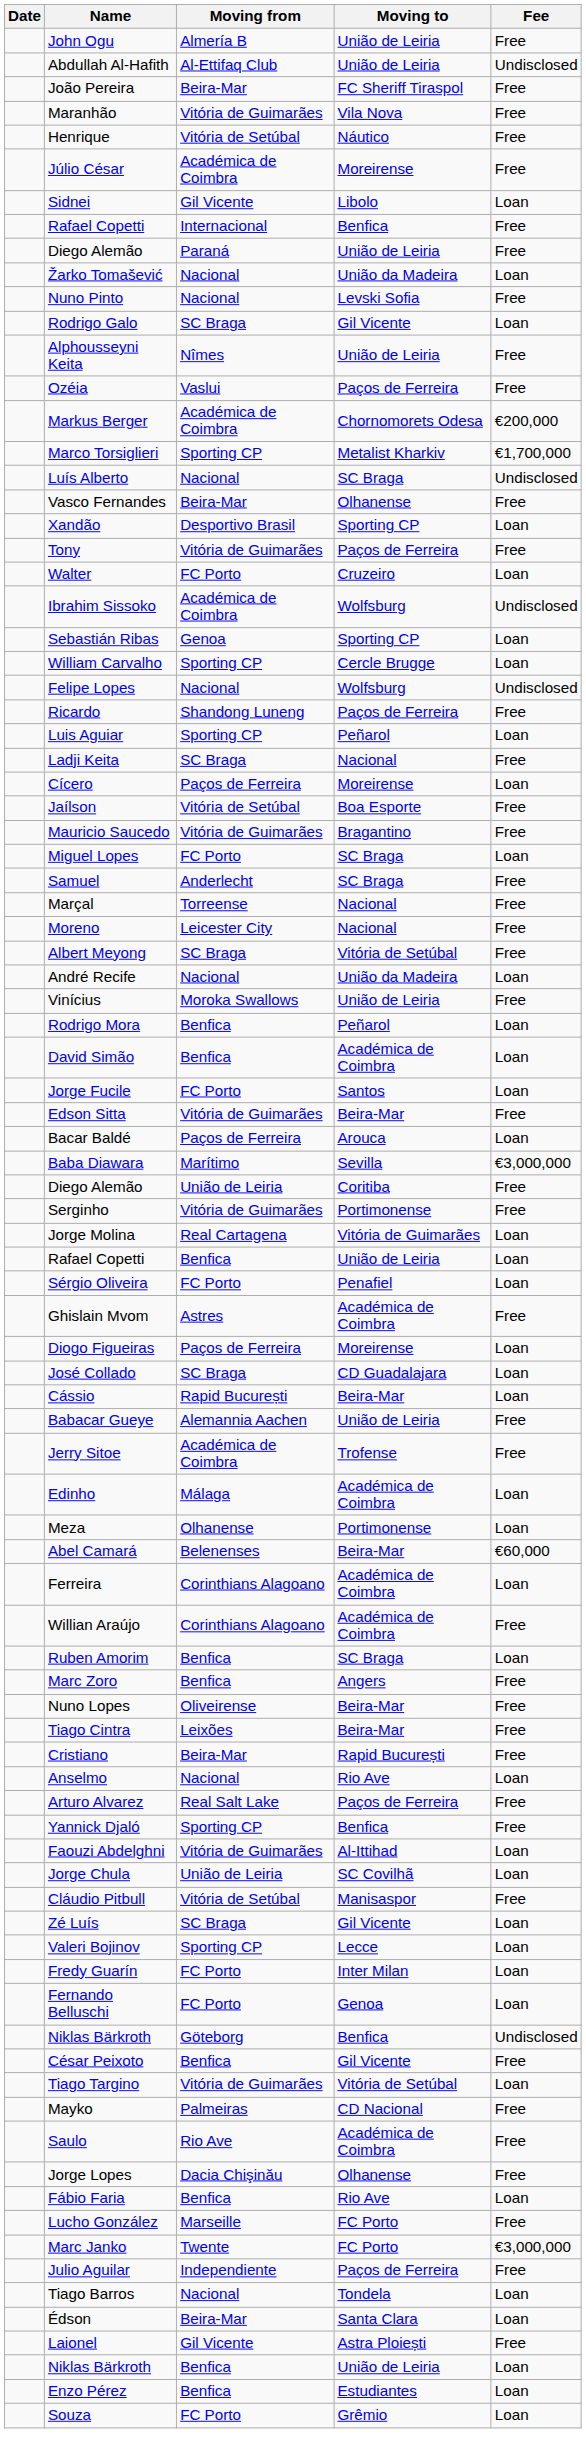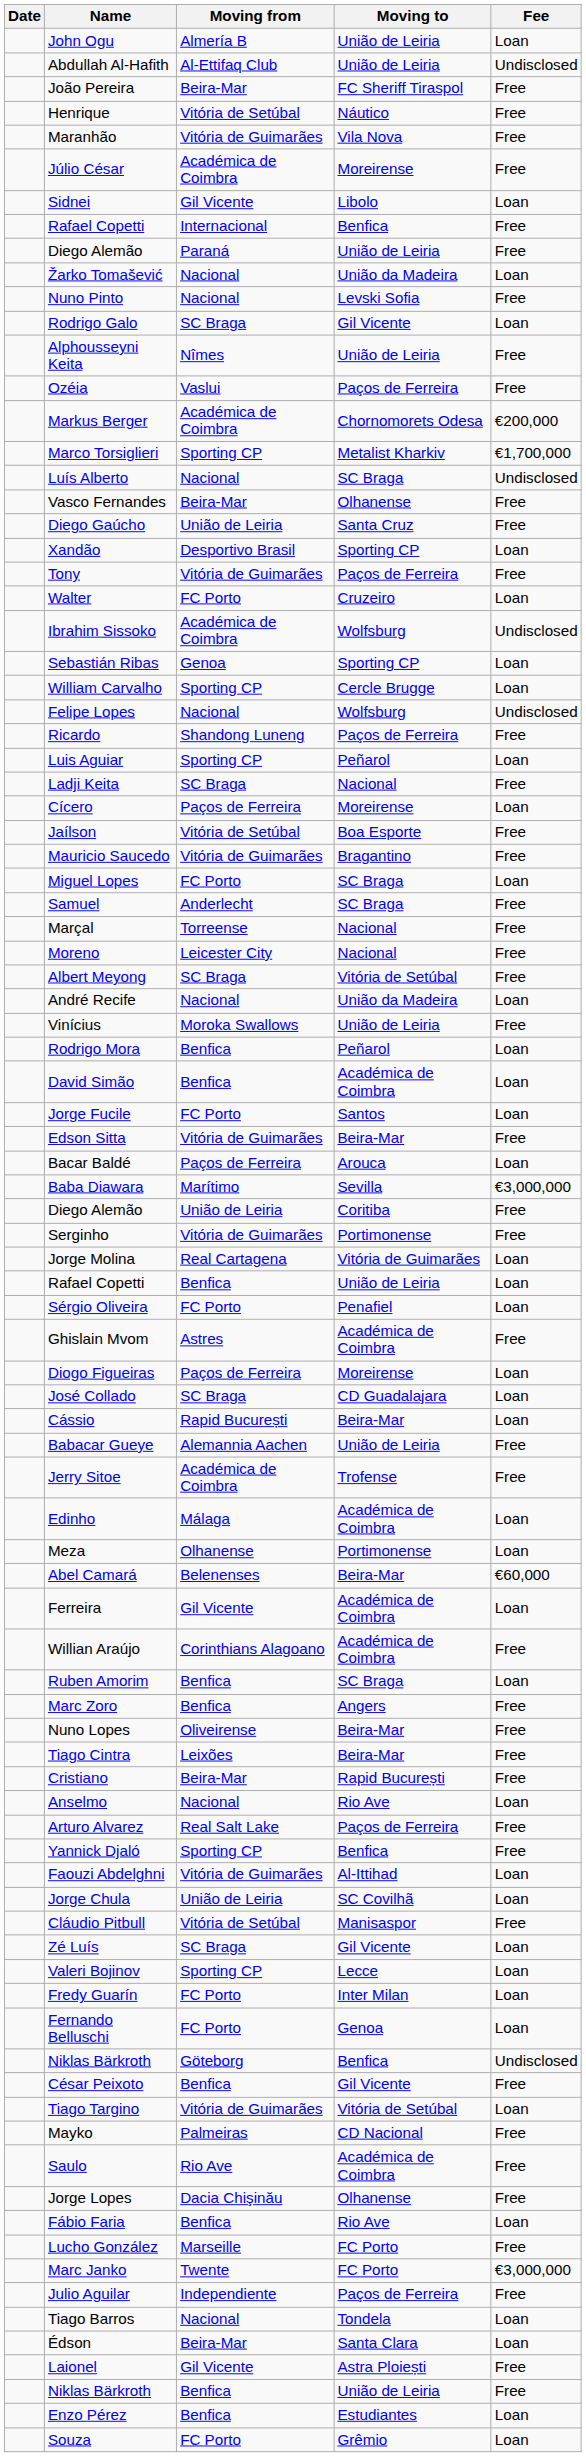(510, 40) Free -> (512, 40) Loan
rows swapped: (79, 137) <-> (82, 112)
+ row: (97, 525)
(252, 1584) Corinthians Alagoano -> (217, 1608) Gil Vicente
(512, 2367) Loan -> (510, 2391) Free
